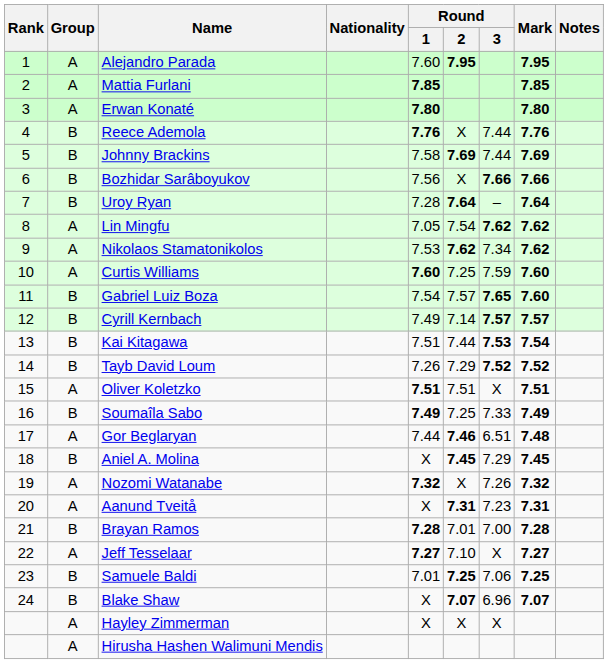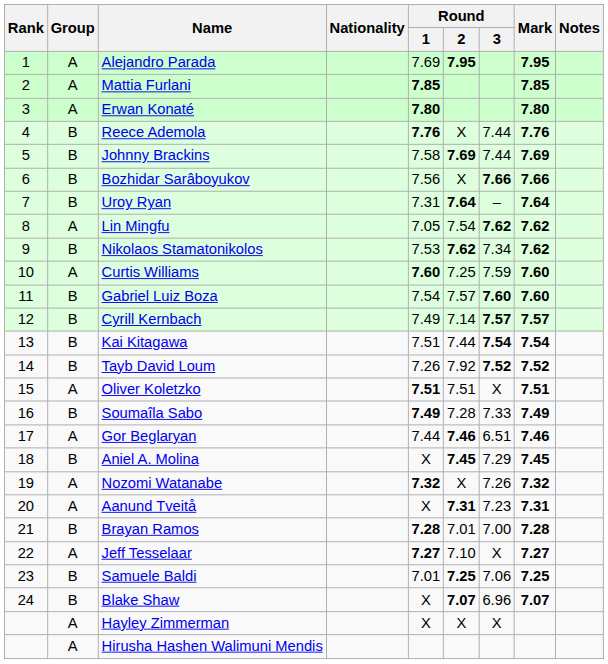(426, 62) 7.60 -> (426, 62) 7.69
(426, 202) 7.28 -> (426, 202) 7.31
(73, 249) A -> (73, 249) B
(497, 296) 7.65 -> (497, 296) 7.60
(497, 343) 7.53 -> (497, 343) 7.54
(461, 366) 7.29 -> (461, 366) 7.92
(461, 413) 7.25 -> (461, 413) 7.28
(535, 436) 7.48 -> (535, 436) 7.46
